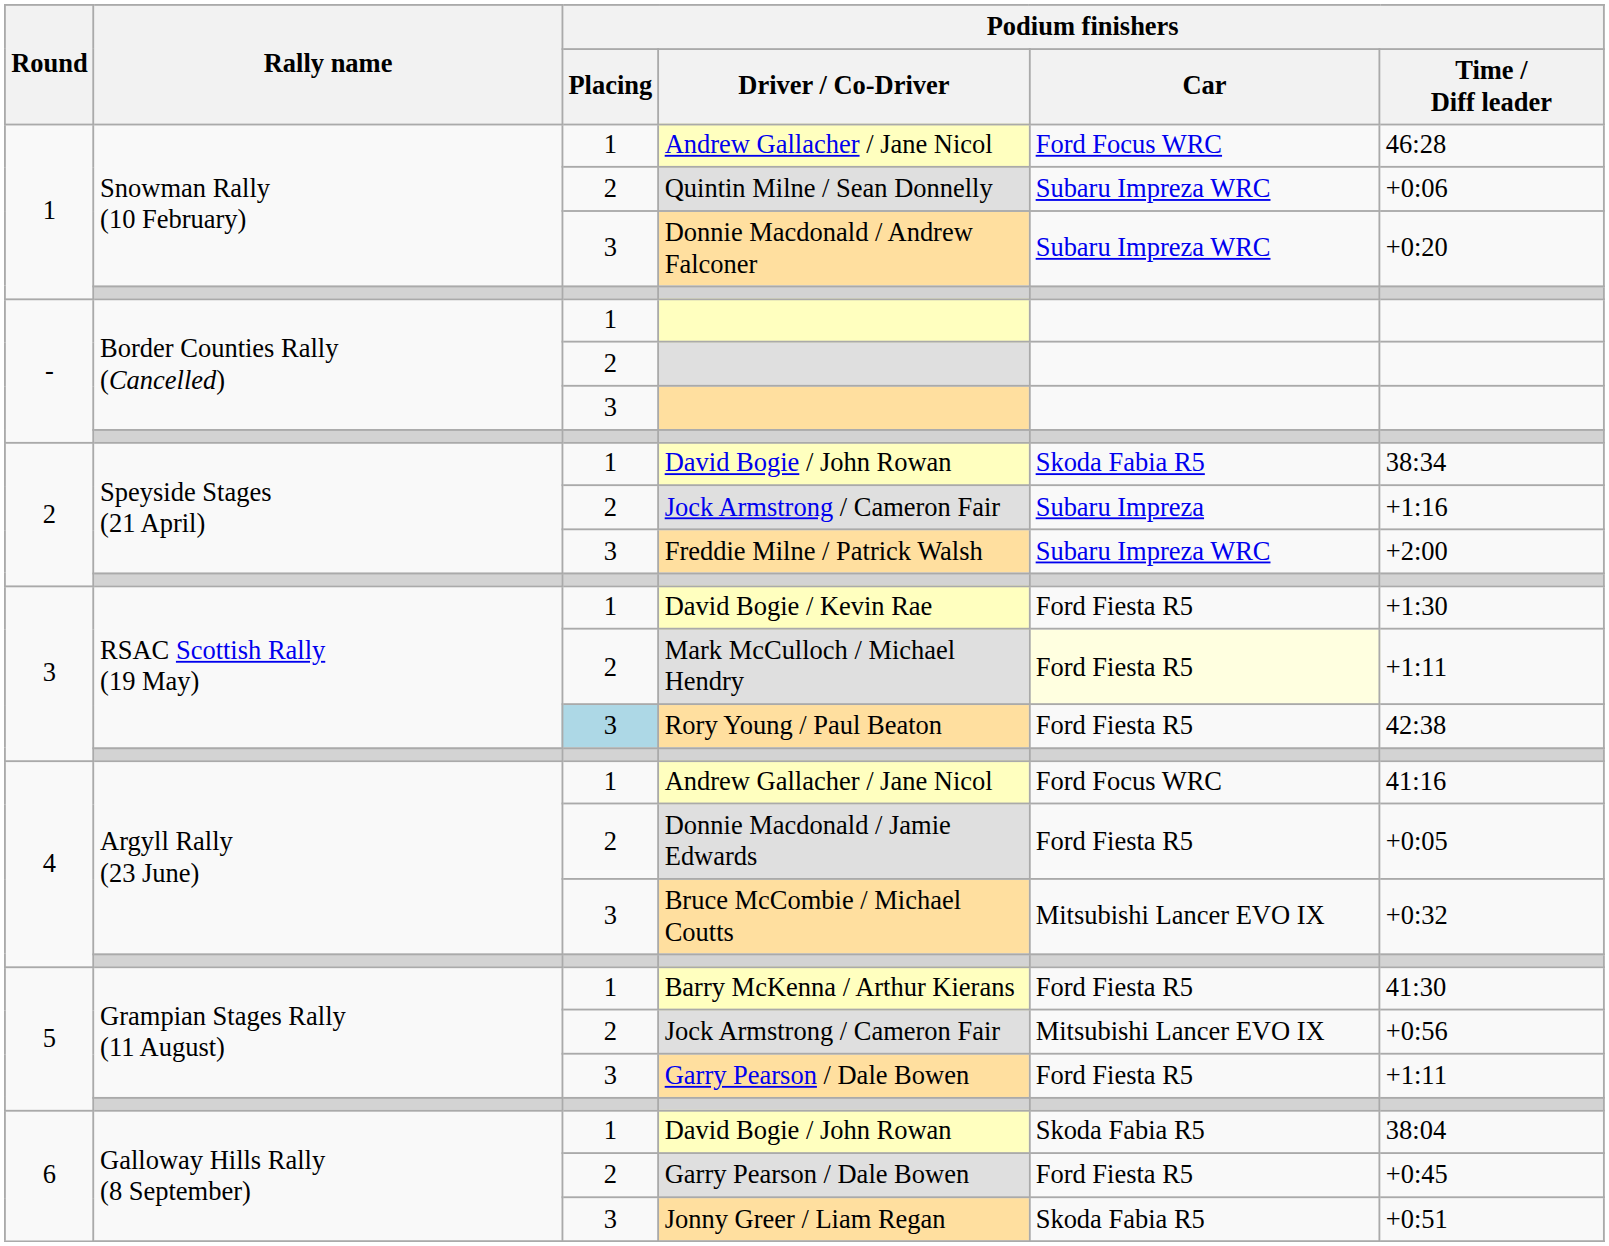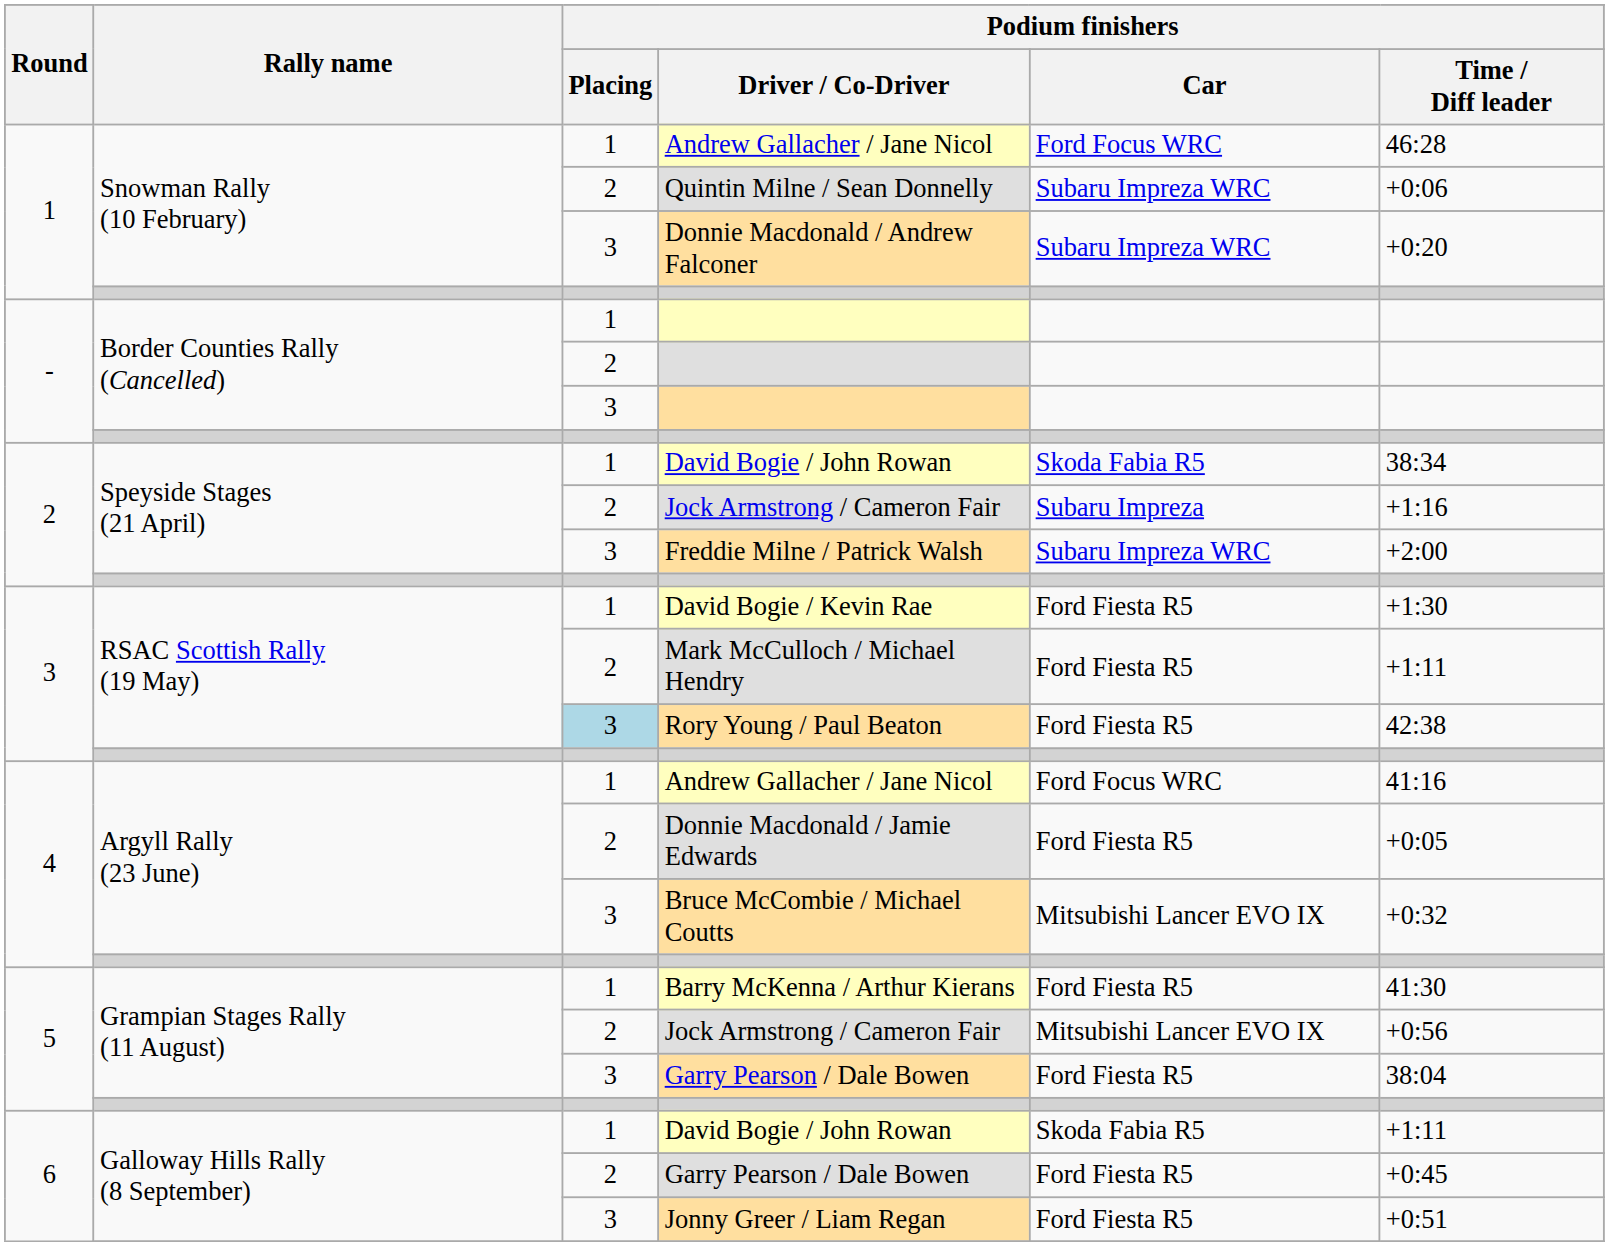(1114, 666) lightyellow background -> (1114, 666) no background
(1416, 1075) +1:11 -> (1416, 1075) 38:04
(1416, 1131) 38:04 -> (1416, 1131) +1:11
(1120, 1219) Skoda Fabia R5 -> (1114, 1219) Ford Fiesta R5
